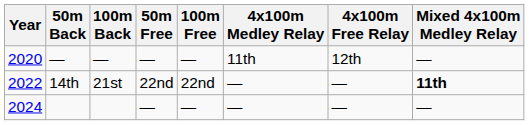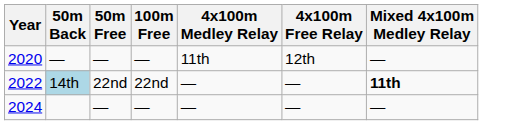- column: (113, 25)
(64, 82) no background -> (64, 82) lightblue background
